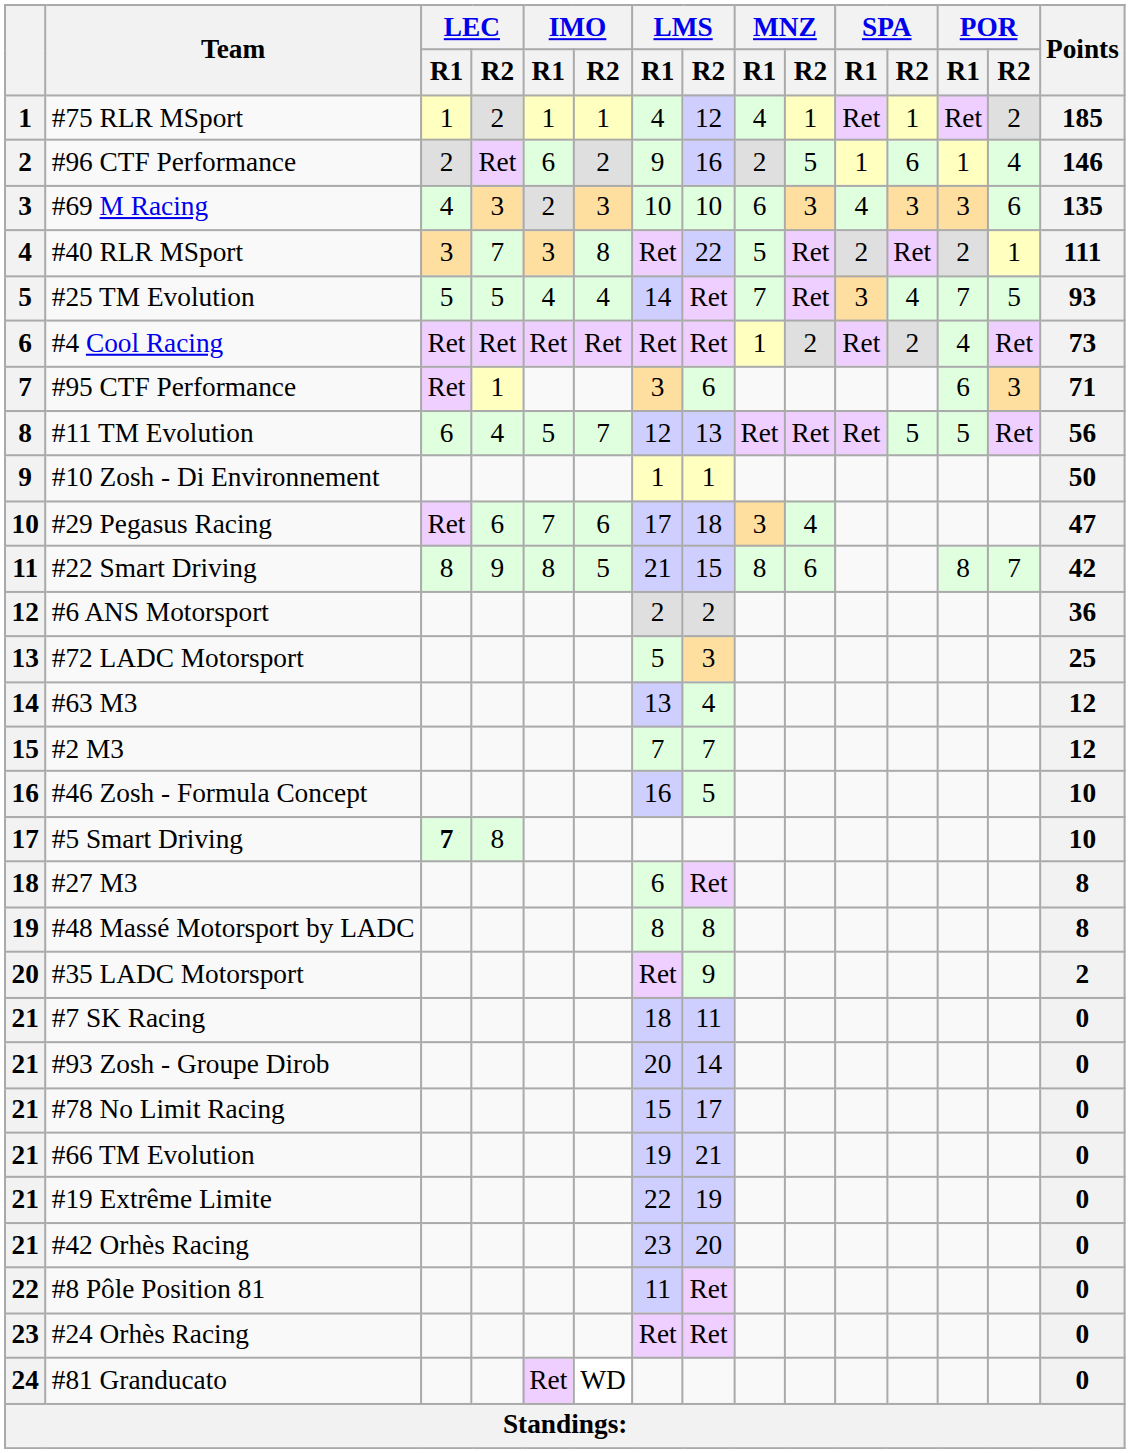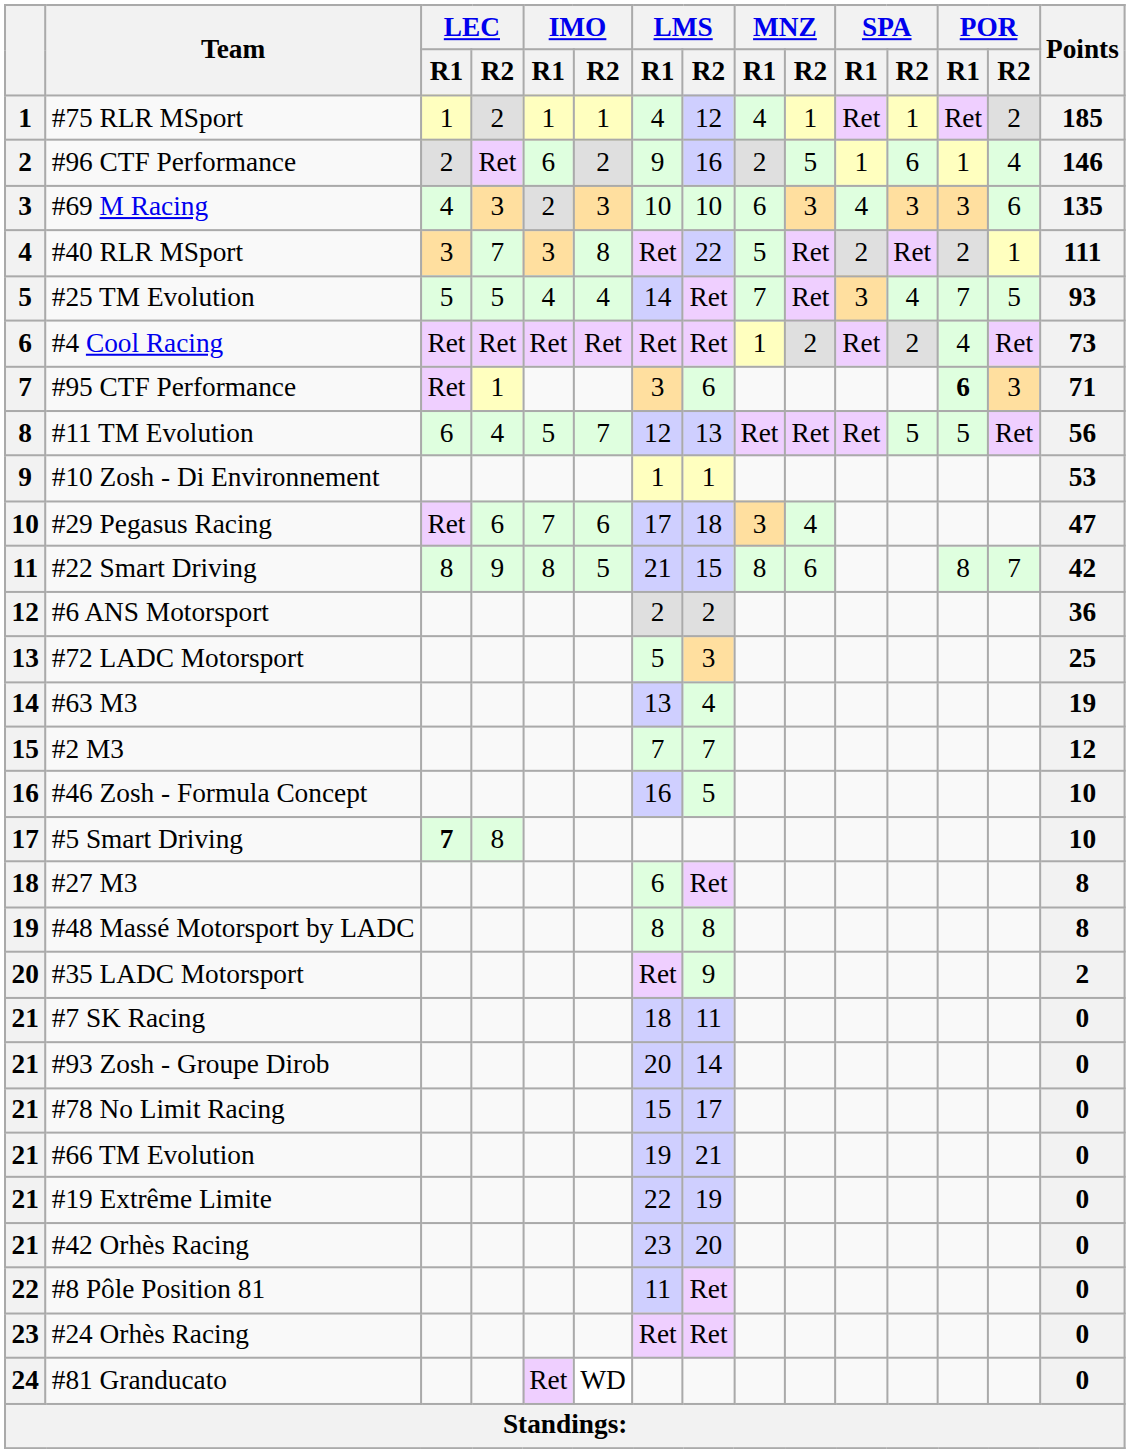(963, 387) normal -> (963, 387) bold
(1082, 477) 50 -> (1082, 477) 53
(1082, 703) 12 -> (1082, 703) 19
